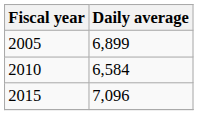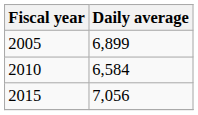(111, 95) 7,096 -> (111, 95) 7,056
